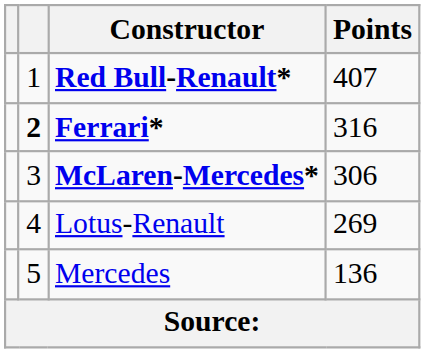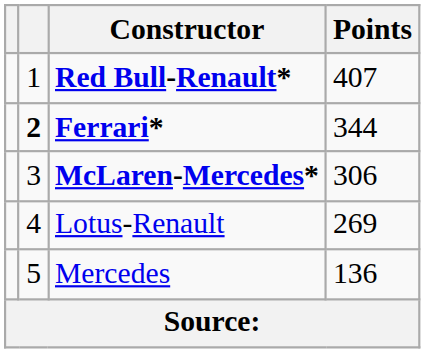(355, 126) 316 -> (355, 126) 344
